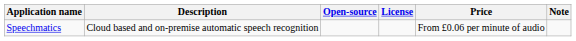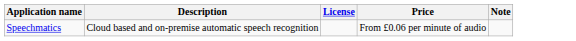- column: (350, 12)
